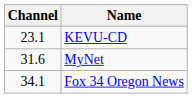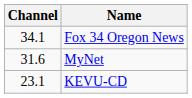rows swapped: (124, 81) <-> (96, 37)
